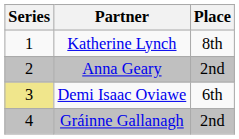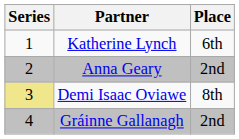(212, 43) 8th -> (212, 43) 6th
(212, 95) 6th -> (212, 95) 8th
